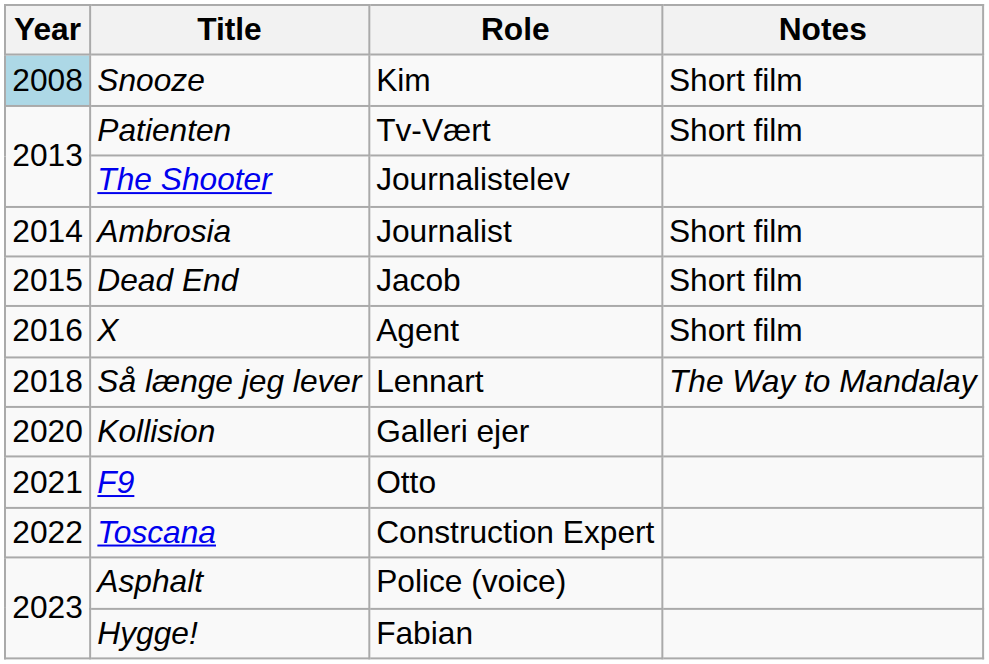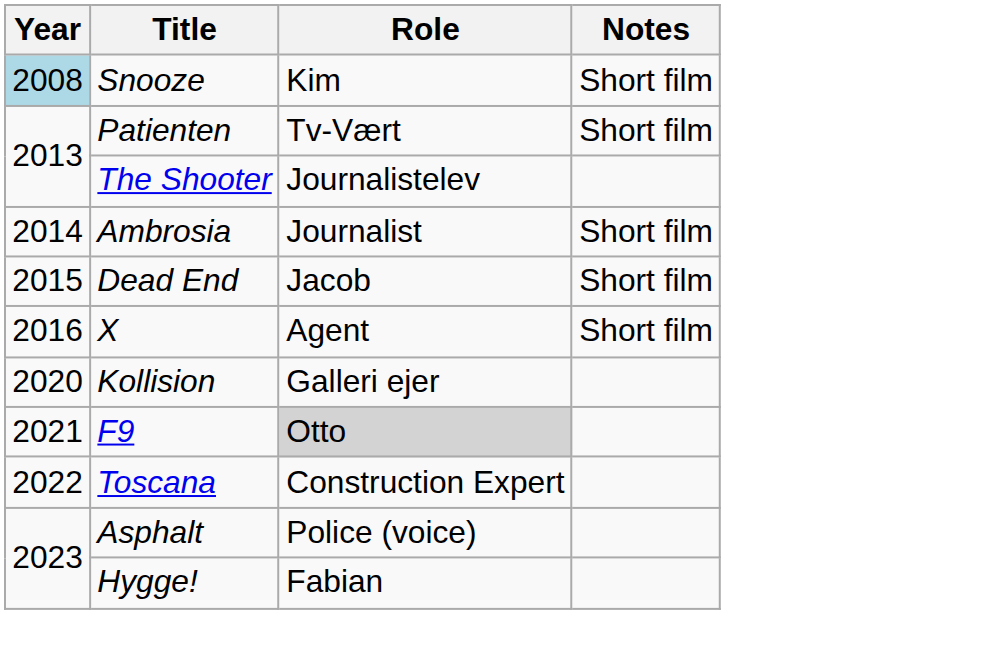- row: (229, 381)
(406, 481) no background -> (316, 431) lightgrey background
